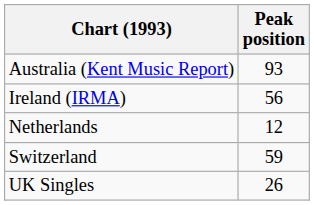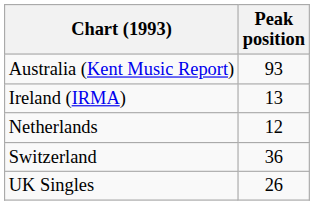(274, 98) 56 -> (274, 98) 13
(274, 156) 59 -> (274, 156) 36
